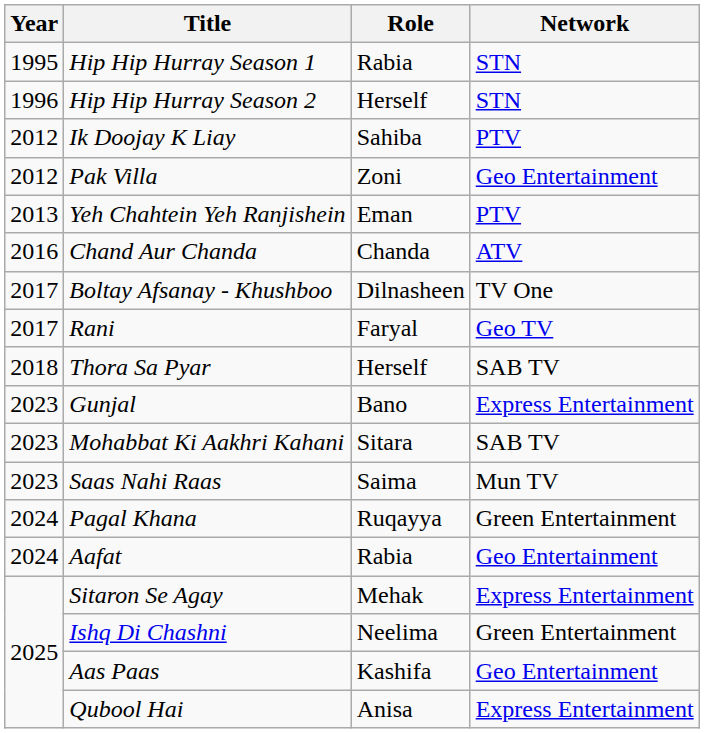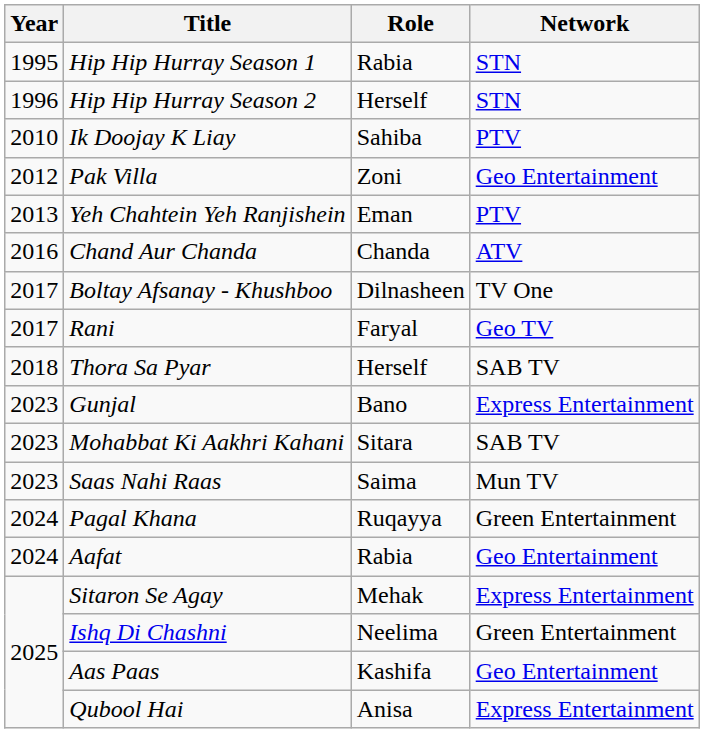(34, 137) 2012 -> (34, 137) 2010
